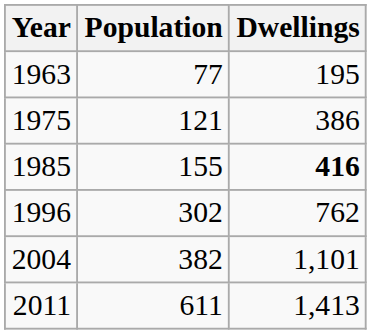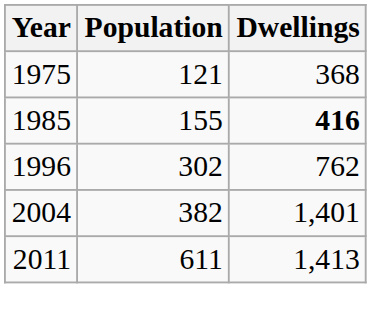- row: (41, 74)
(338, 120) 386 -> (338, 74) 368
(326, 258) 1,101 -> (326, 212) 1,401
